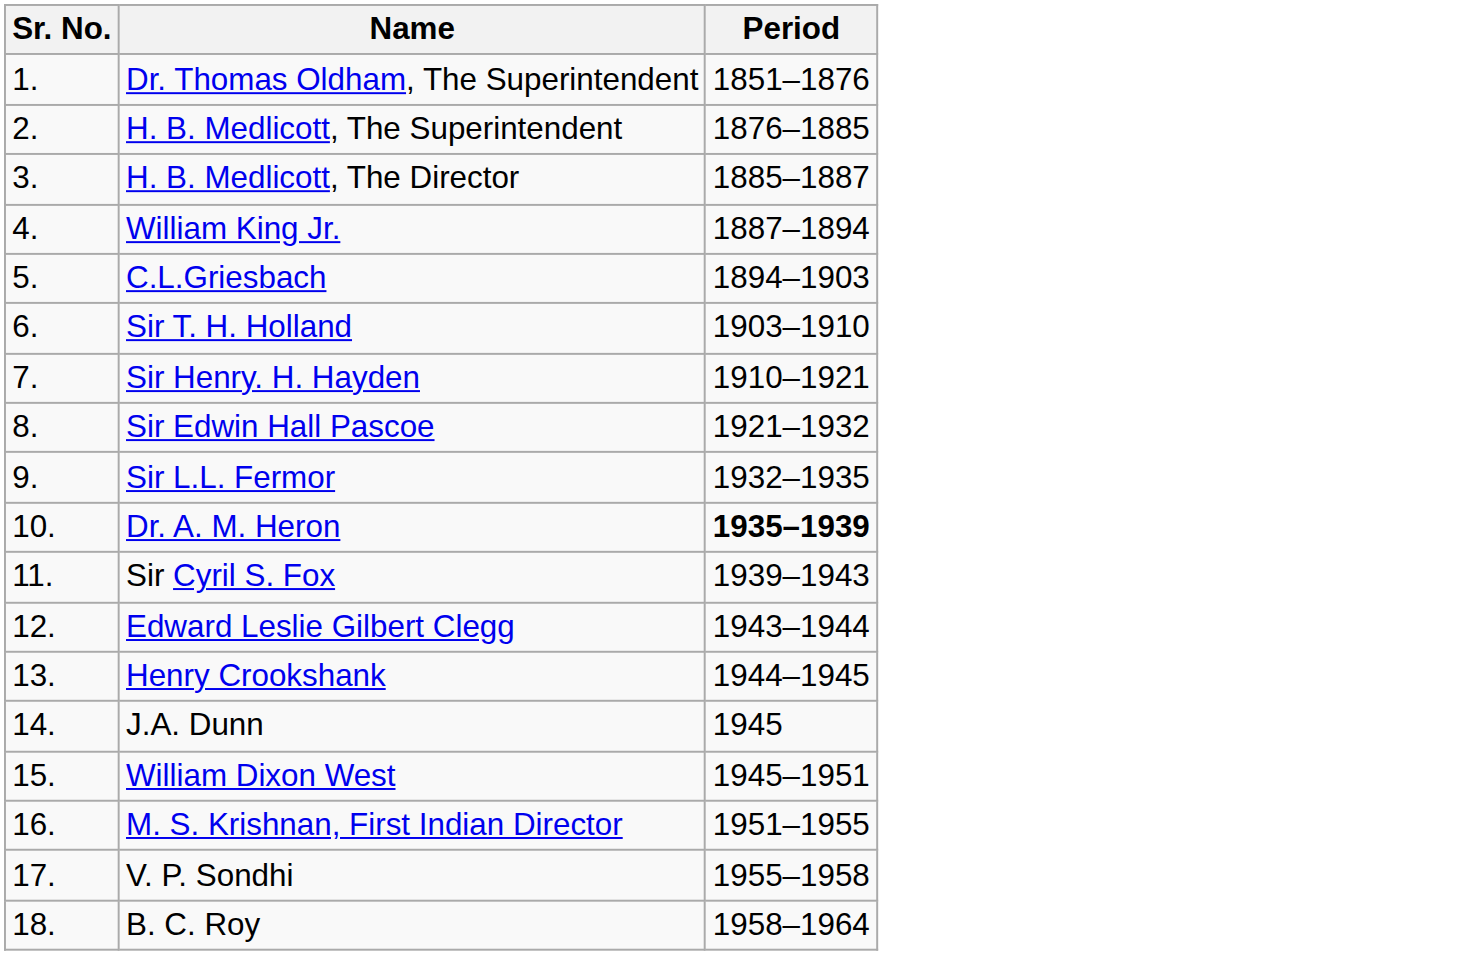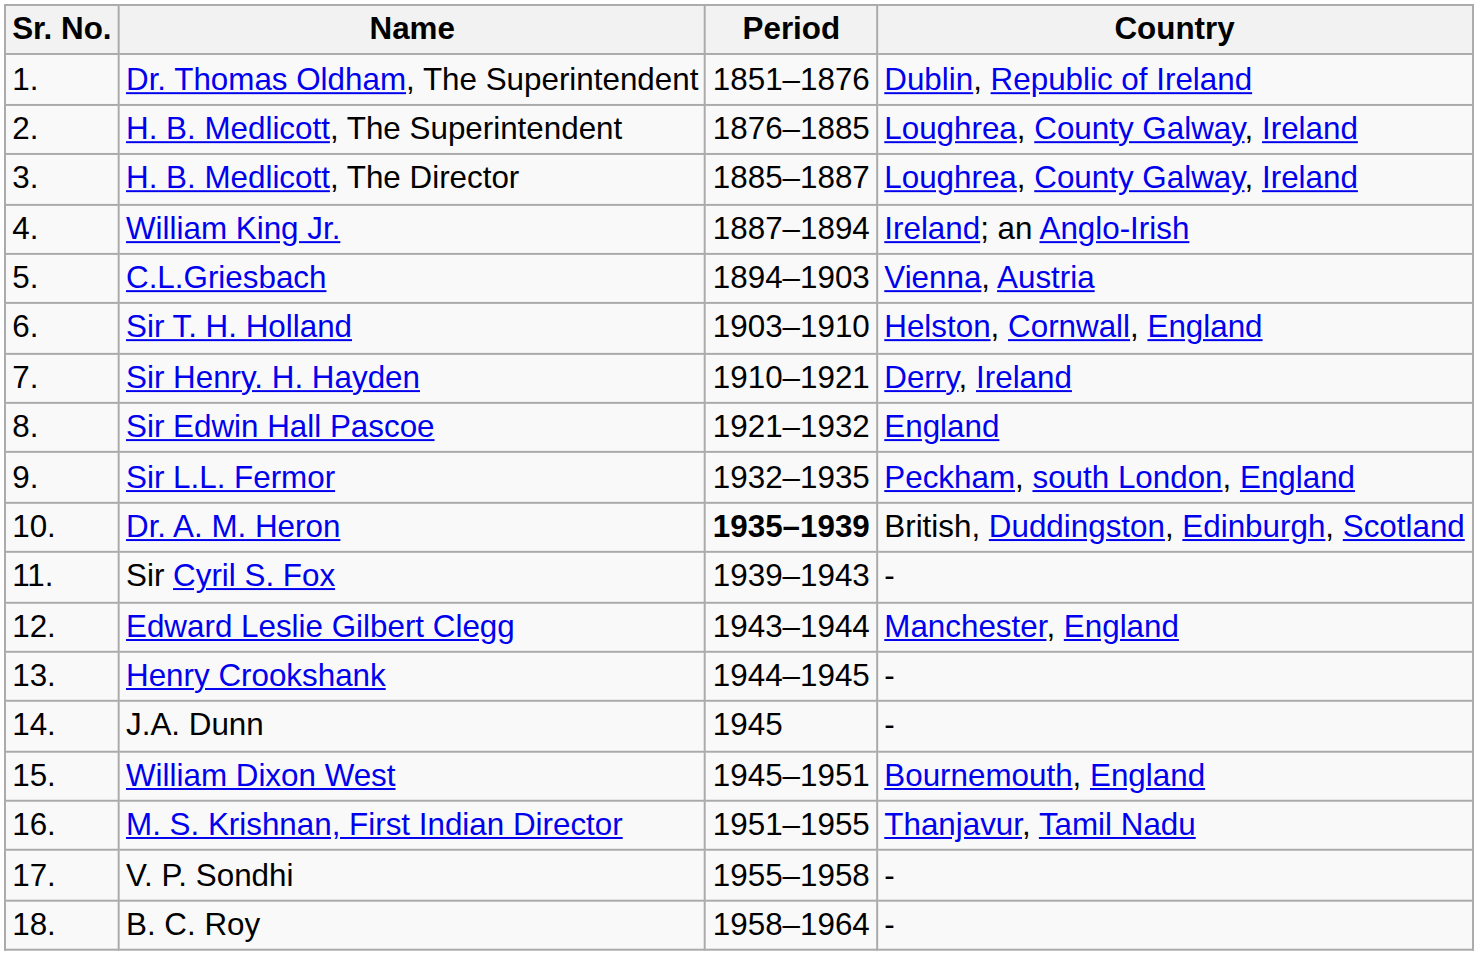+ column: (1175, 29)
